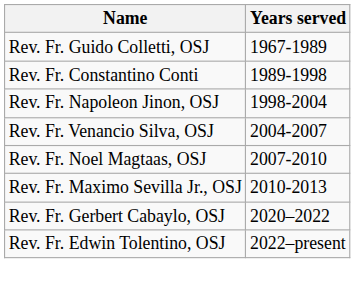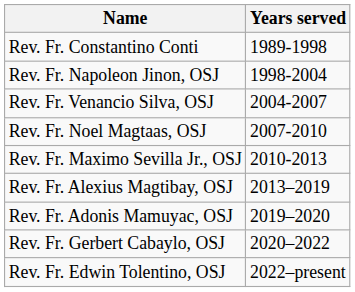- row: (109, 46)
+ row: (121, 187)
+ row: (121, 215)
